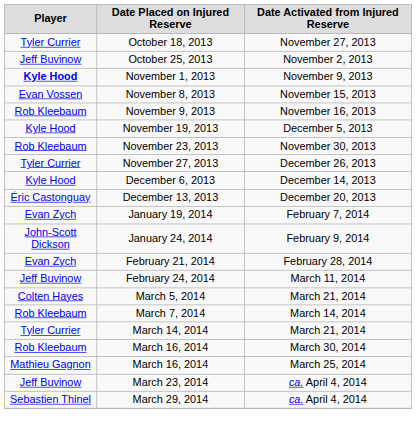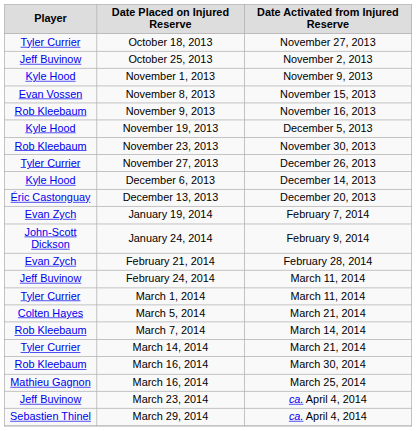(51, 77) bold -> (51, 77) normal
+ row: (170, 296)
